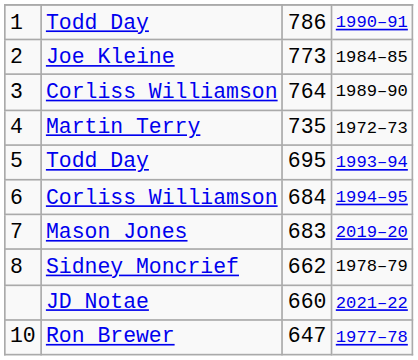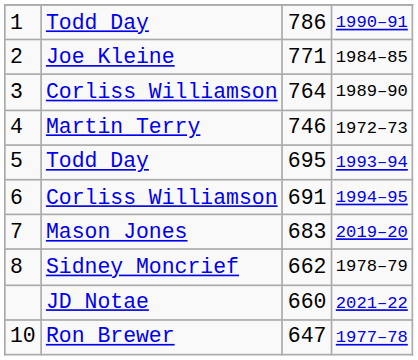(307, 57) 773 -> (307, 57) 771
(307, 127) 735 -> (307, 127) 746
(307, 197) 684 -> (307, 197) 691
